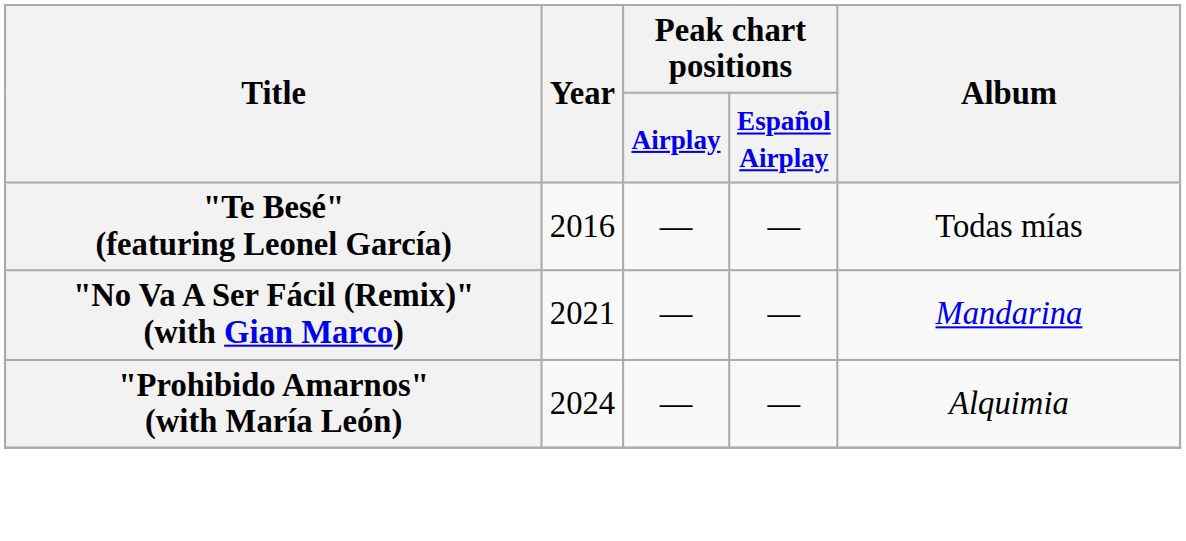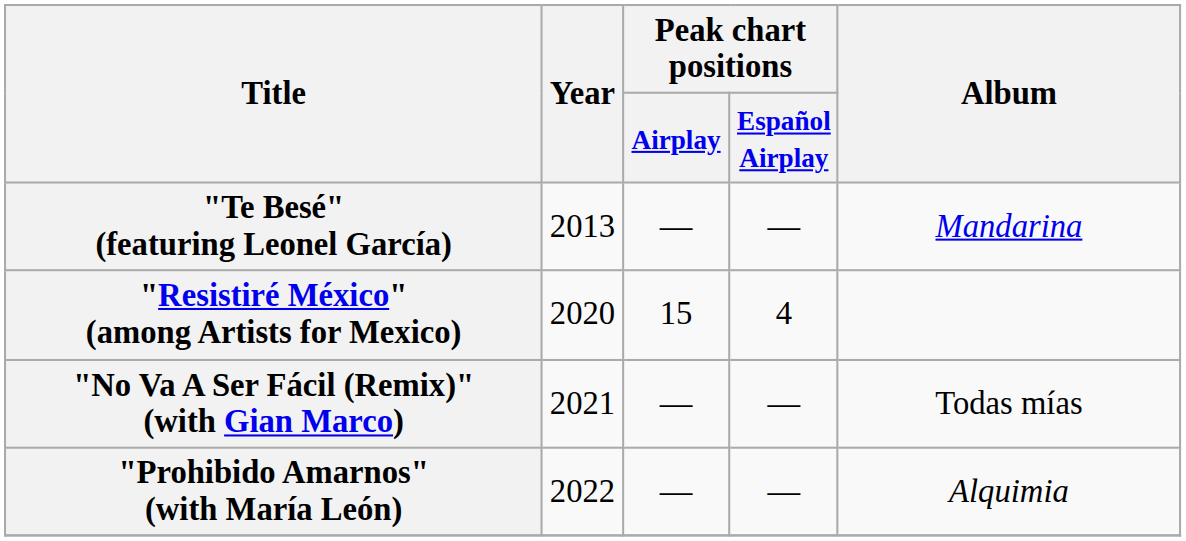(582, 225) 2016 -> (582, 225) 2013
(1009, 225) Todas mías -> (1009, 225) Mandarina
+ row: (274, 314)
(1009, 314) Mandarina -> (1009, 402) Todas mías
(582, 402) 2024 -> (582, 491) 2022
